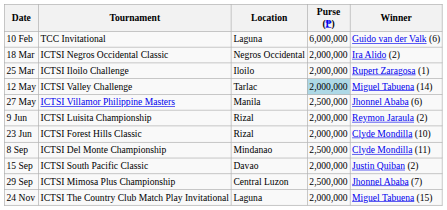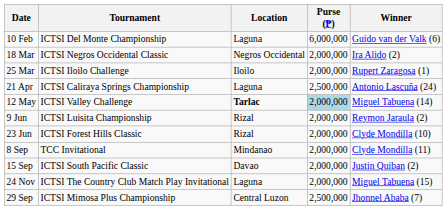(73, 39) TCC Invitational -> (103, 39) ICTSI Del Monte Championship
+ row: (20, 87)
(245, 87) normal -> (247, 102) bold
- row: (21, 102)
(103, 150) ICTSI Del Monte Championship -> (73, 150) TCC Invitational
(329, 150) 2,500,000 -> (329, 150) 2,000,000
rows swapped: (20, 181) <-> (21, 197)
